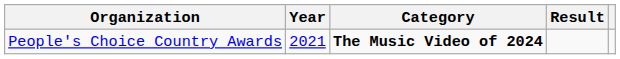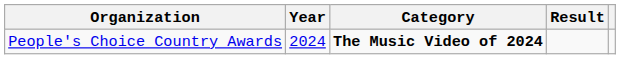(308, 42) 2021 -> (308, 42) 2024
